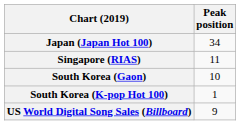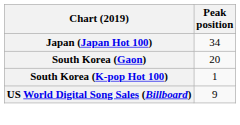- row: (99, 59)
(215, 77) 10 -> (215, 59) 20
